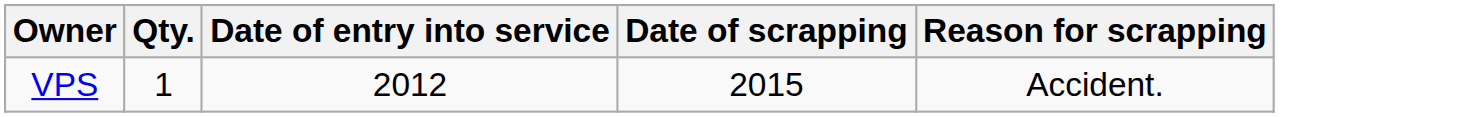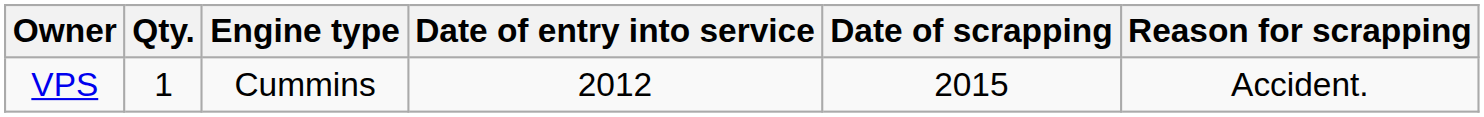+ column: (305, 31)
